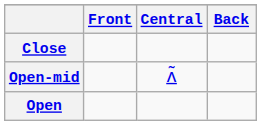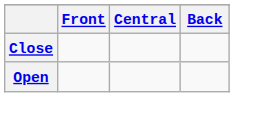- row: (44, 77)
